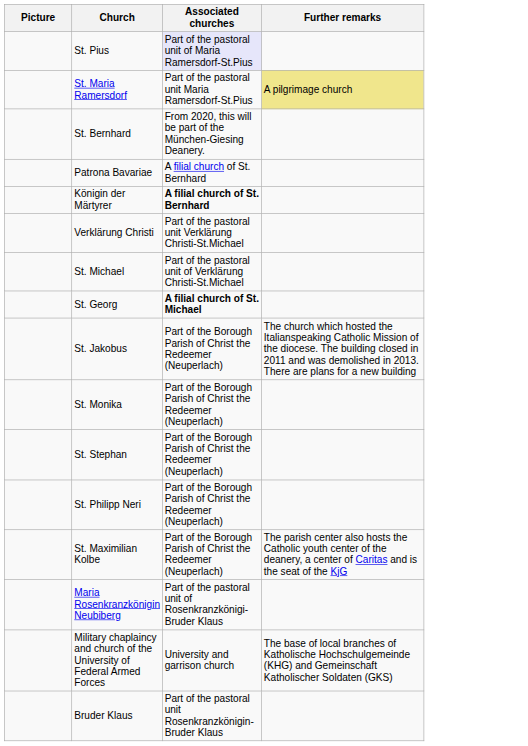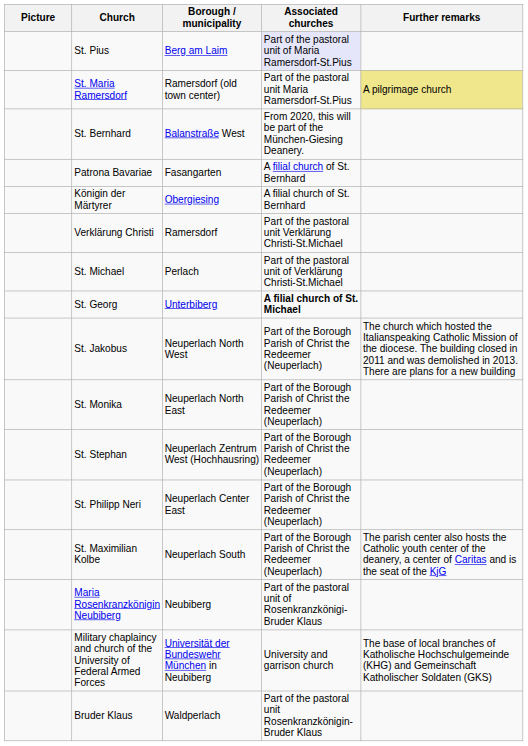+ column: (212, 18)
(212, 200) bold -> (307, 200) normal
